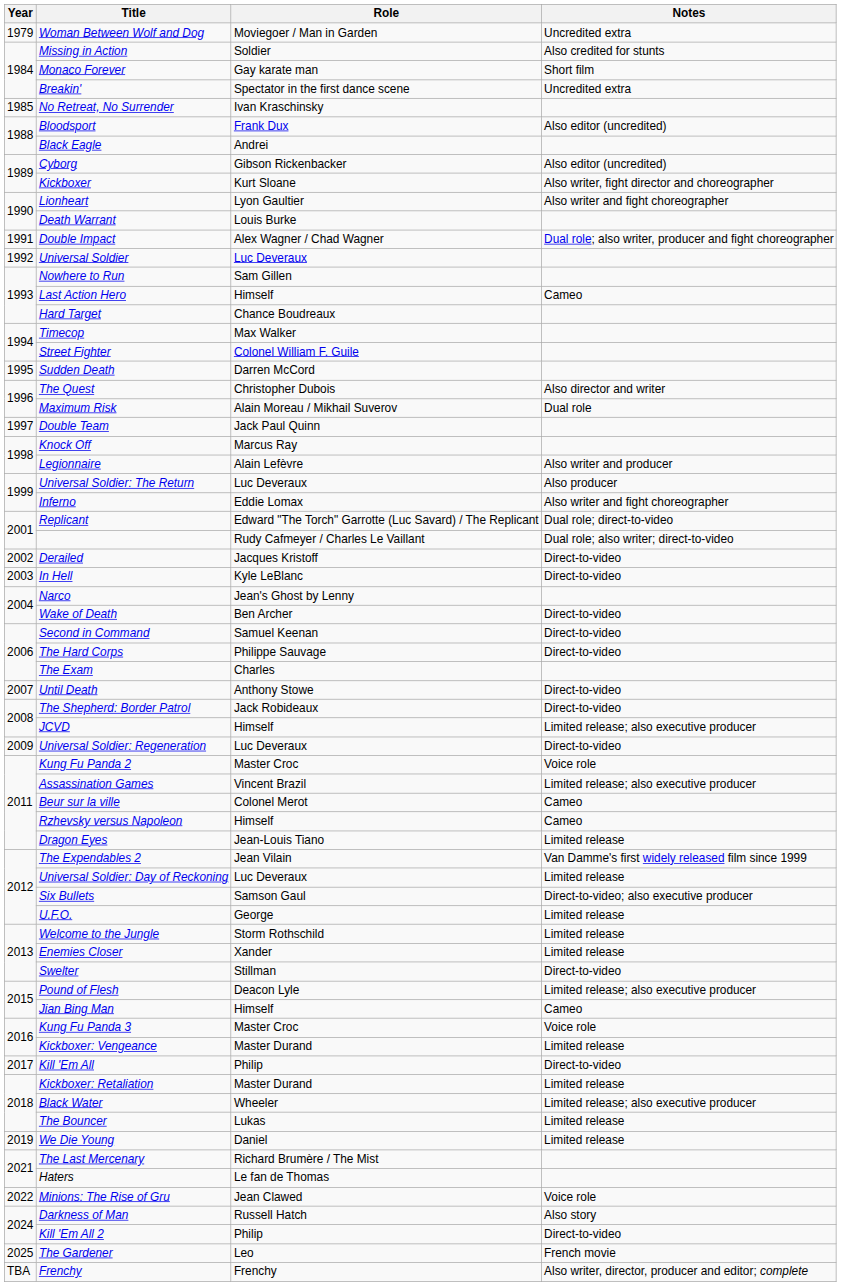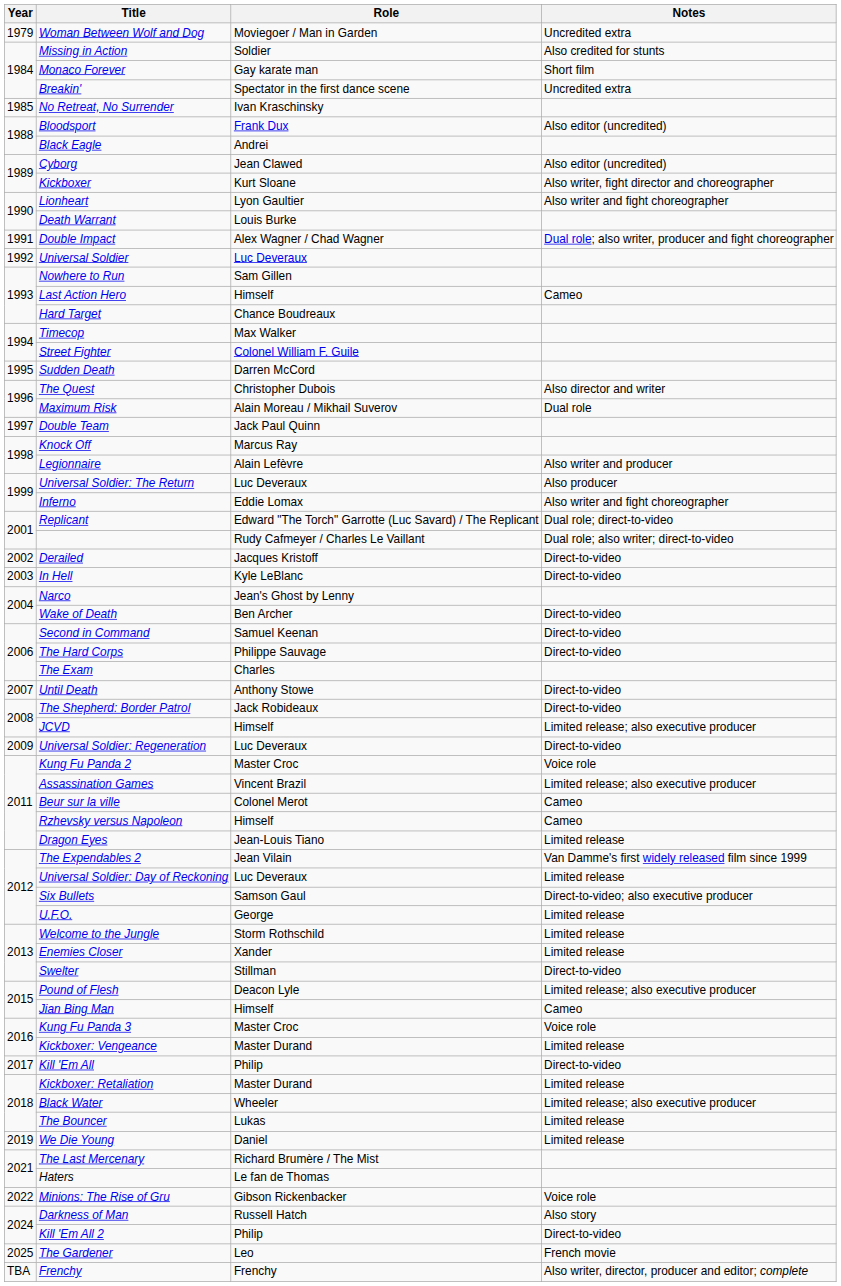(290, 164) Gibson Rickenbacker -> (268, 164) Jean Clawed
(268, 1196) Jean Clawed -> (290, 1196) Gibson Rickenbacker
